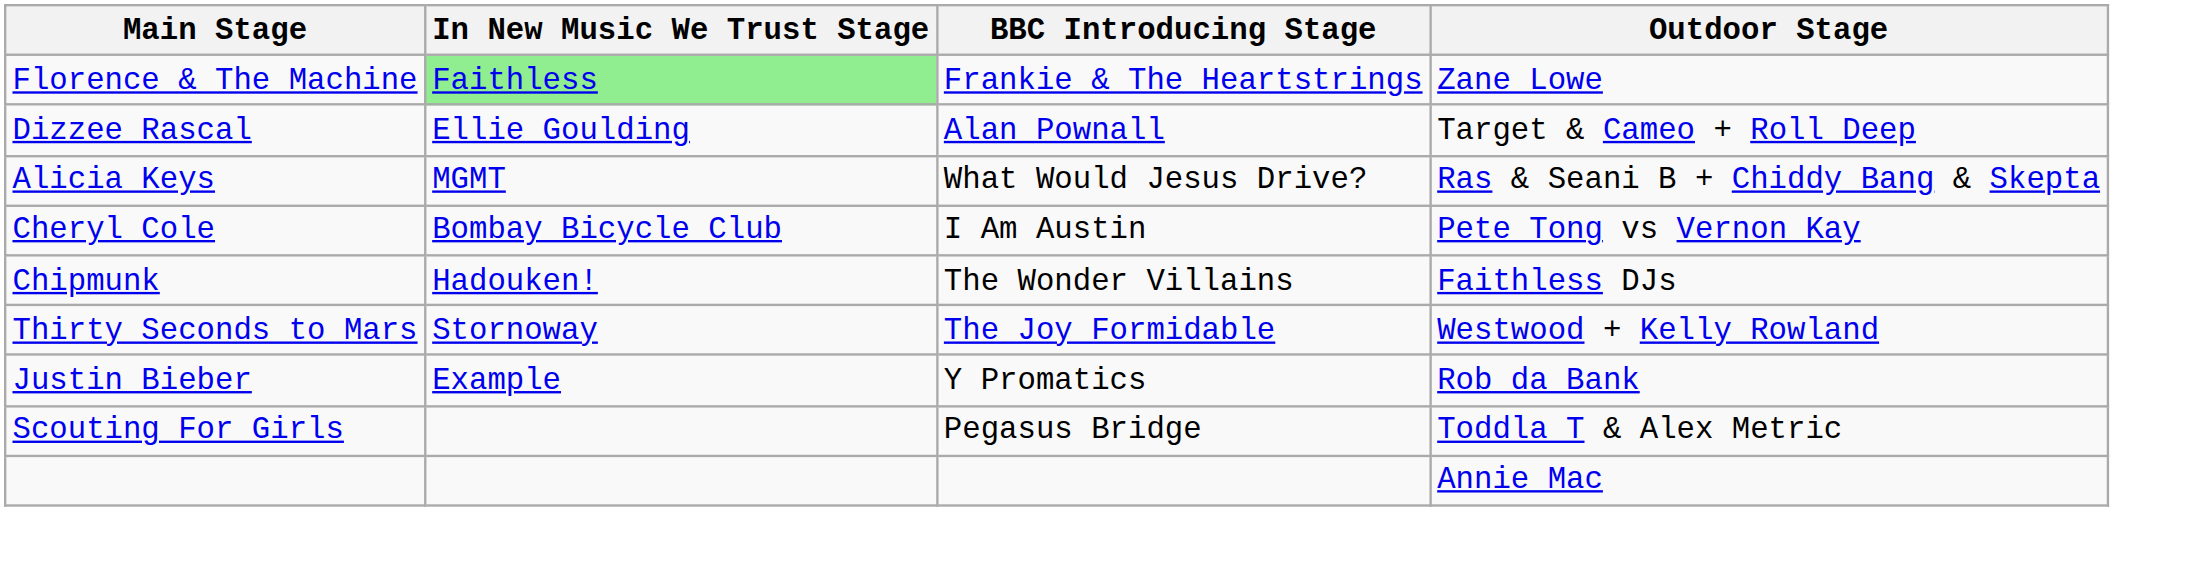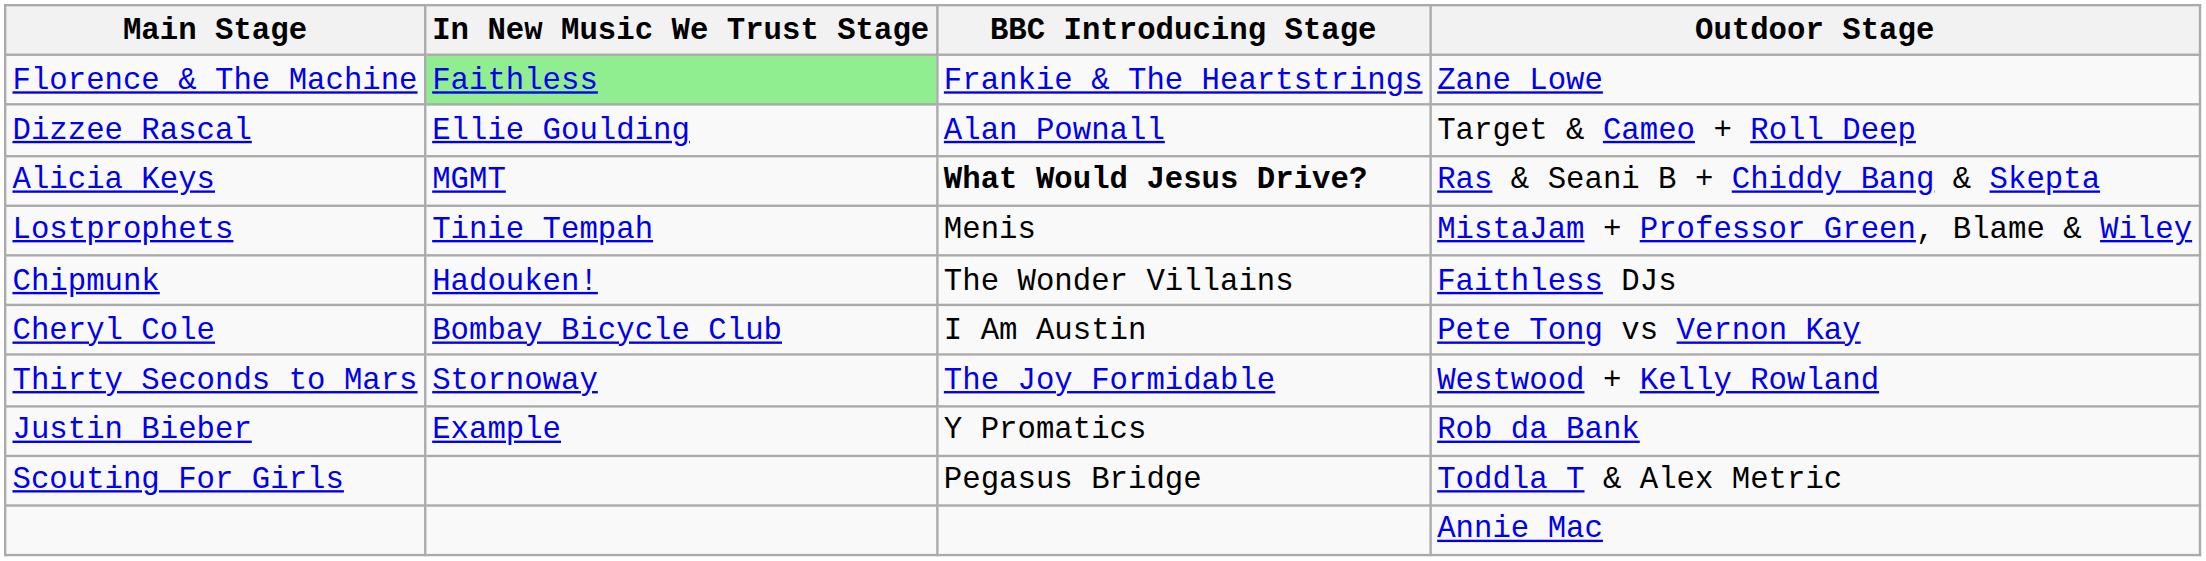(1156, 180) normal -> (1156, 180) bold
+ row: (123, 230)
rows swapped: (114, 230) <-> (86, 280)
